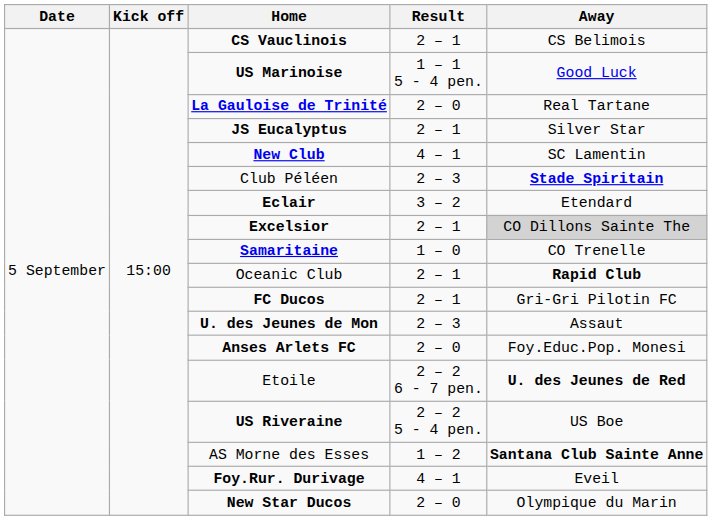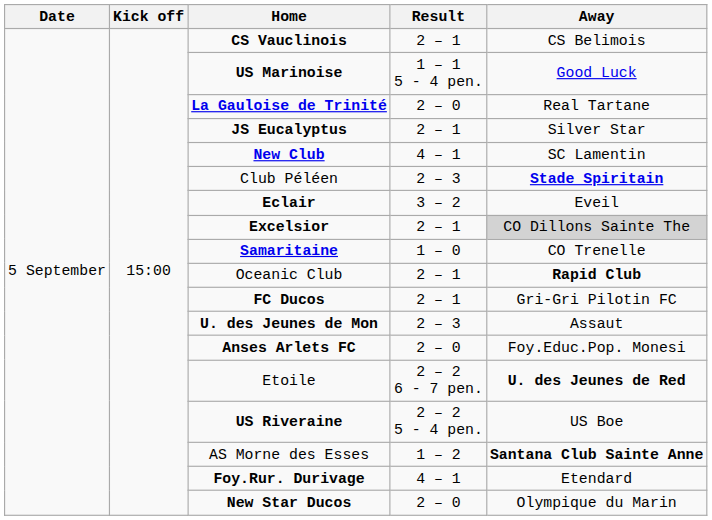(597, 203) Etendard -> (597, 203) Eveil
(597, 479) Eveil -> (597, 479) Etendard
